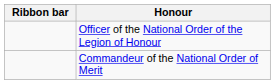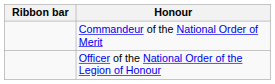rows swapped: (161, 36) <-> (168, 65)
